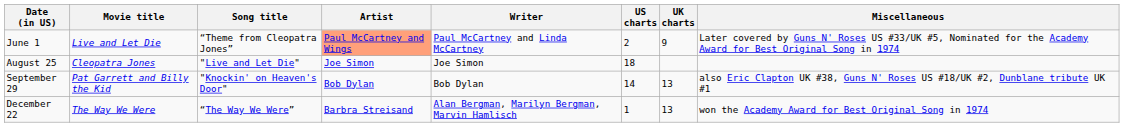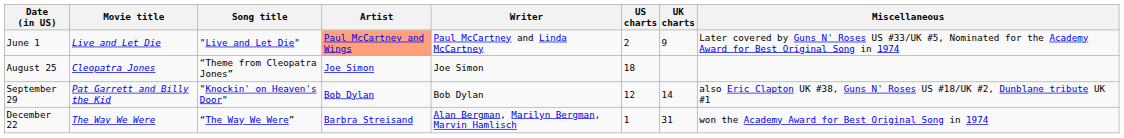(258, 43) “Theme from Cleopatra Jones” -> (250, 43) "Live and Let Die"
(250, 63) "Live and Let Die" -> (258, 69) “Theme from Cleopatra Jones”
(629, 84) 14 -> (629, 94) 12
(667, 84) 13 -> (667, 94) 14
(667, 109) 13 -> (667, 120) 31
